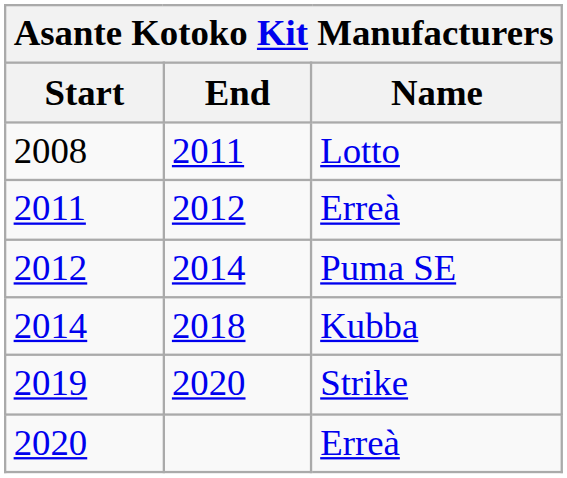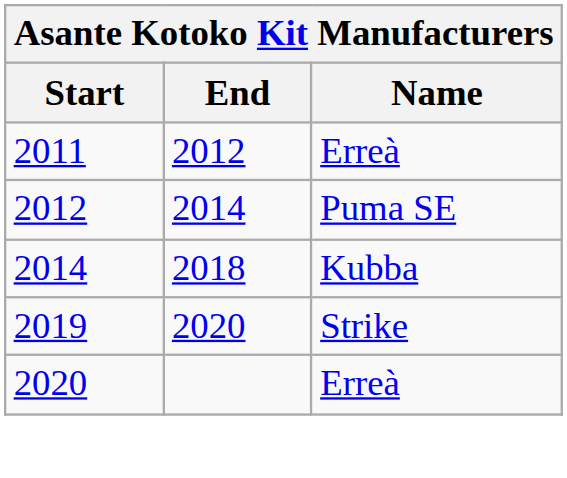- row: (50, 150)
